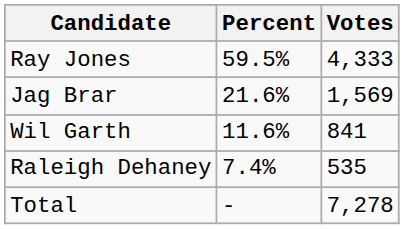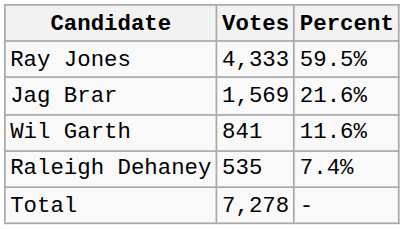columns swapped: (360, 23) <-> (269, 23)
